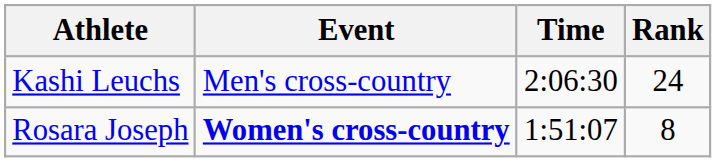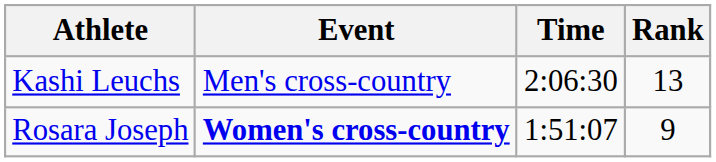(668, 80) 24 -> (668, 80) 13
(668, 131) 8 -> (668, 131) 9
